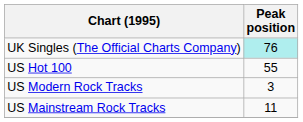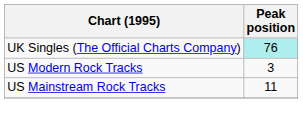- row: (40, 68)
